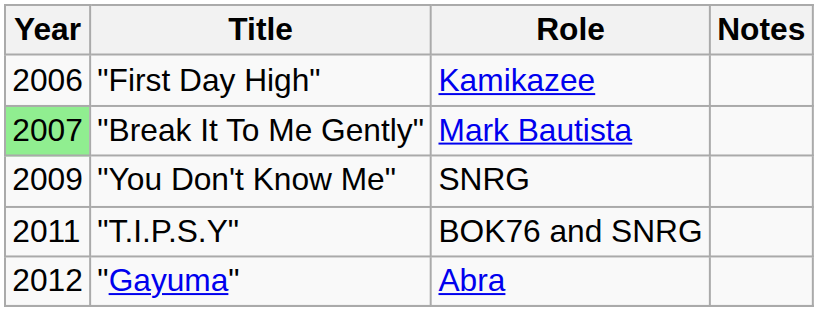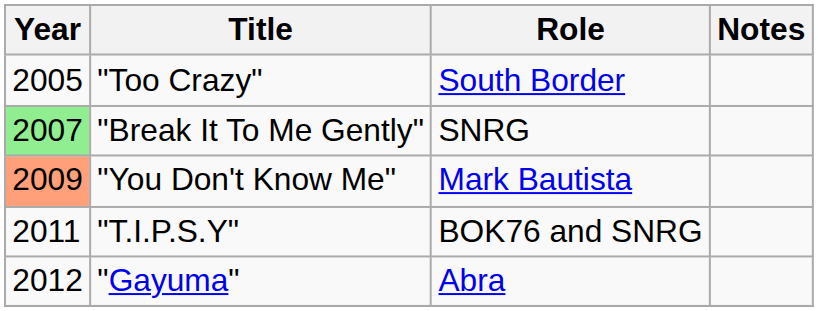+ row: (180, 79)
- row: (209, 79)
(535, 130) Mark Bautista -> (484, 130) SNRG
(48, 180) no background -> (48, 180) lightsalmon background
(484, 180) SNRG -> (535, 180) Mark Bautista
